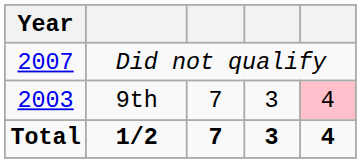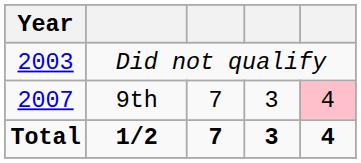(46, 62) 2007 -> (46, 62) 2003
(46, 100) 2003 -> (46, 100) 2007
